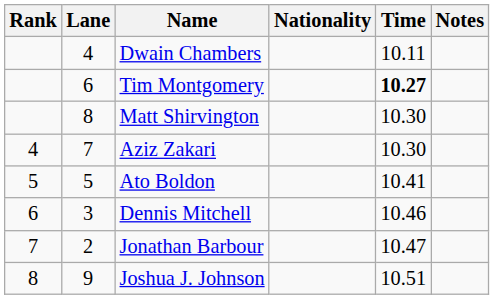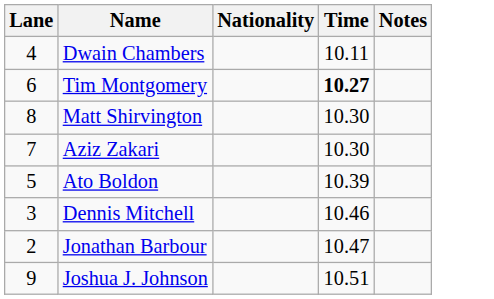- column: (33, 20)
(403, 181) 10.41 -> (346, 181) 10.39
